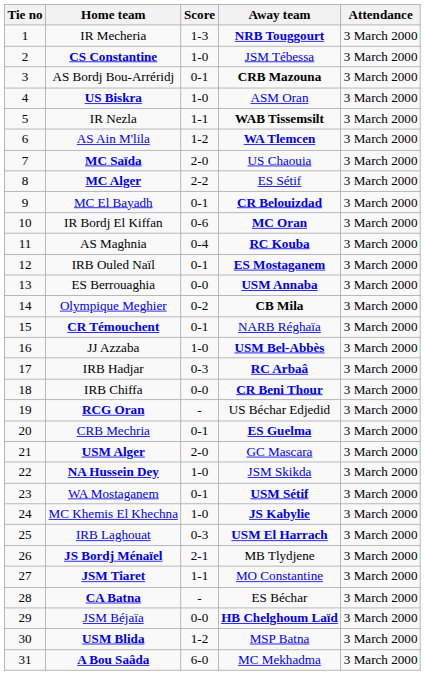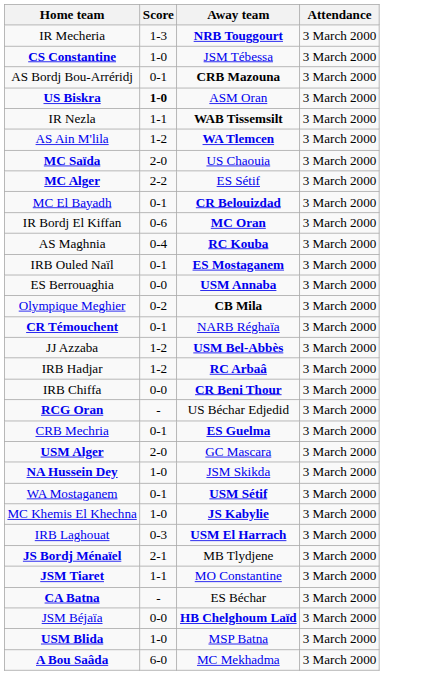- column: (25, 14)
(200, 98) normal -> (158, 98) bold
(200, 347) 1-0 -> (158, 347) 1-2
(200, 368) 0-3 -> (158, 368) 1-2
(200, 639) 1-2 -> (158, 639) 1-0
